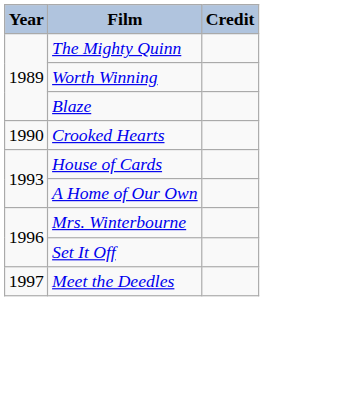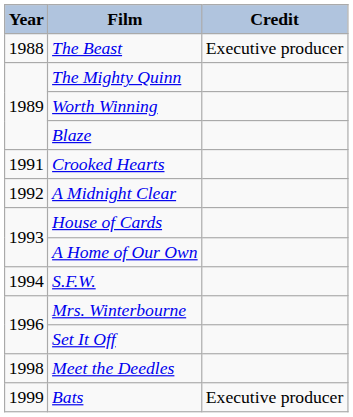+ row: (87, 48)
(26, 135) 1990 -> (26, 164) 1991
+ row: (114, 193)
+ row: (74, 280)
(26, 280) 1997 -> (26, 368) 1998
+ row: (68, 397)
